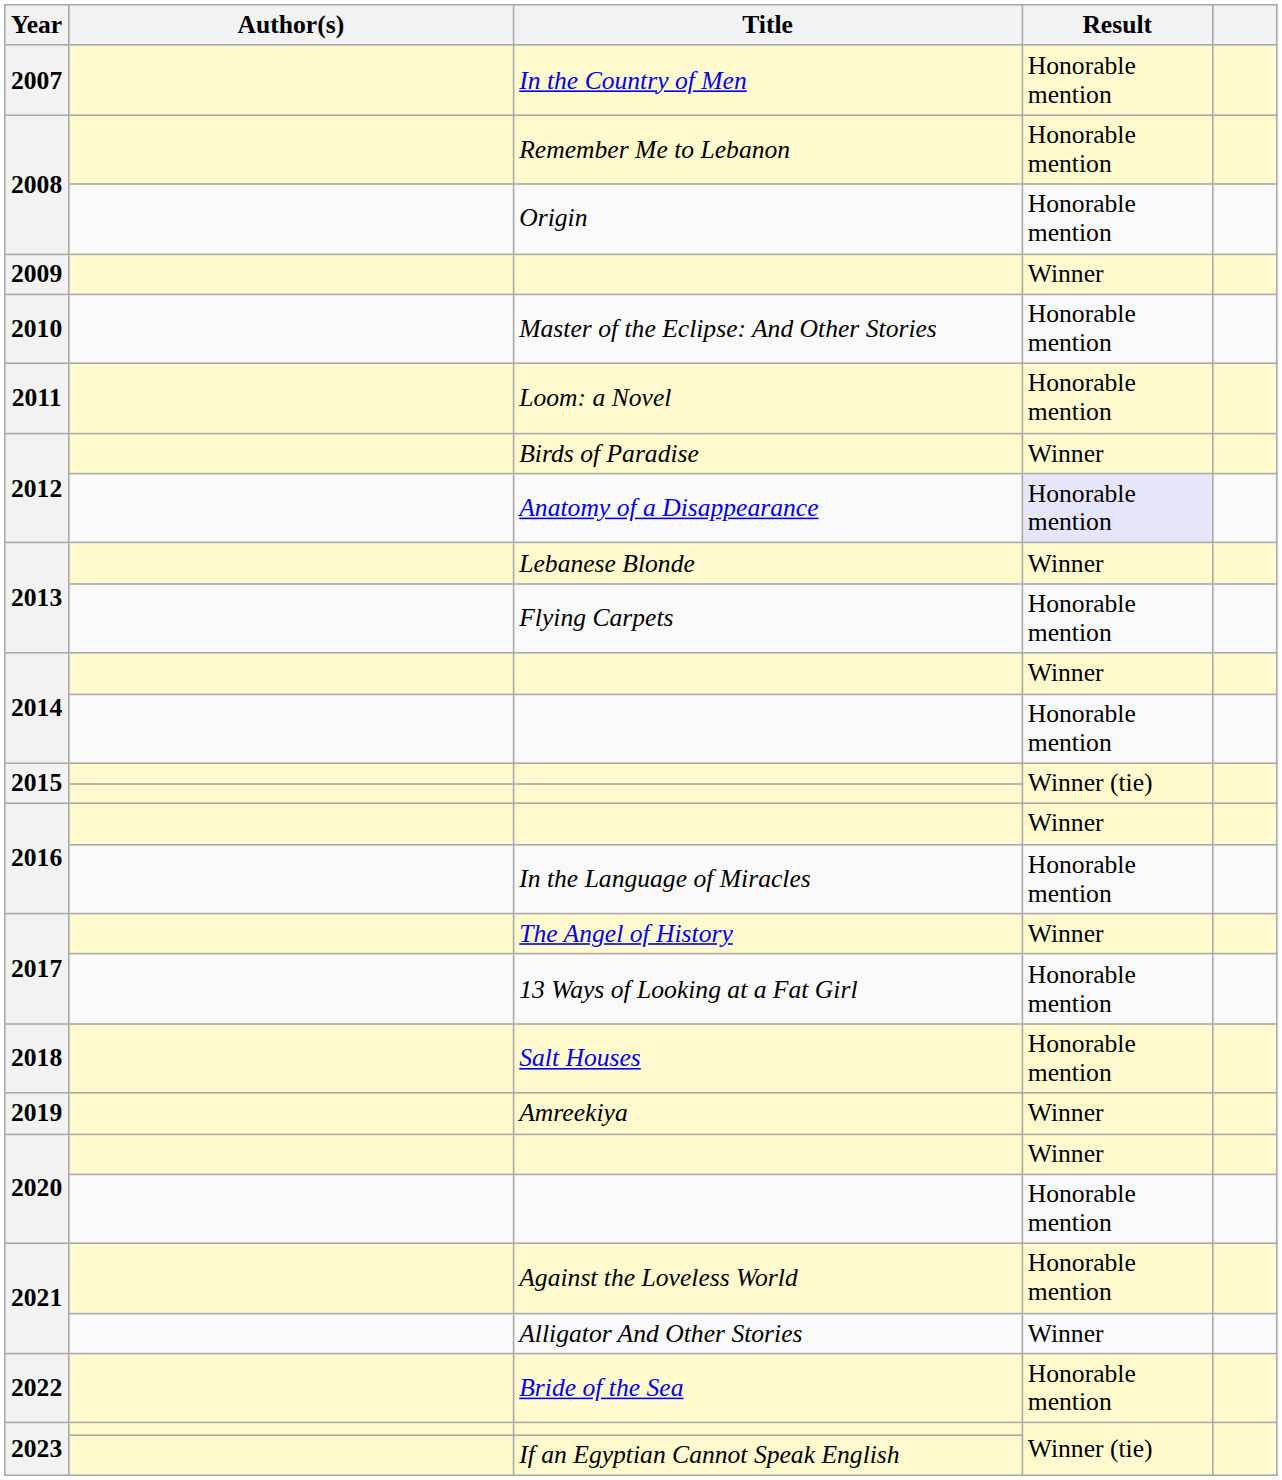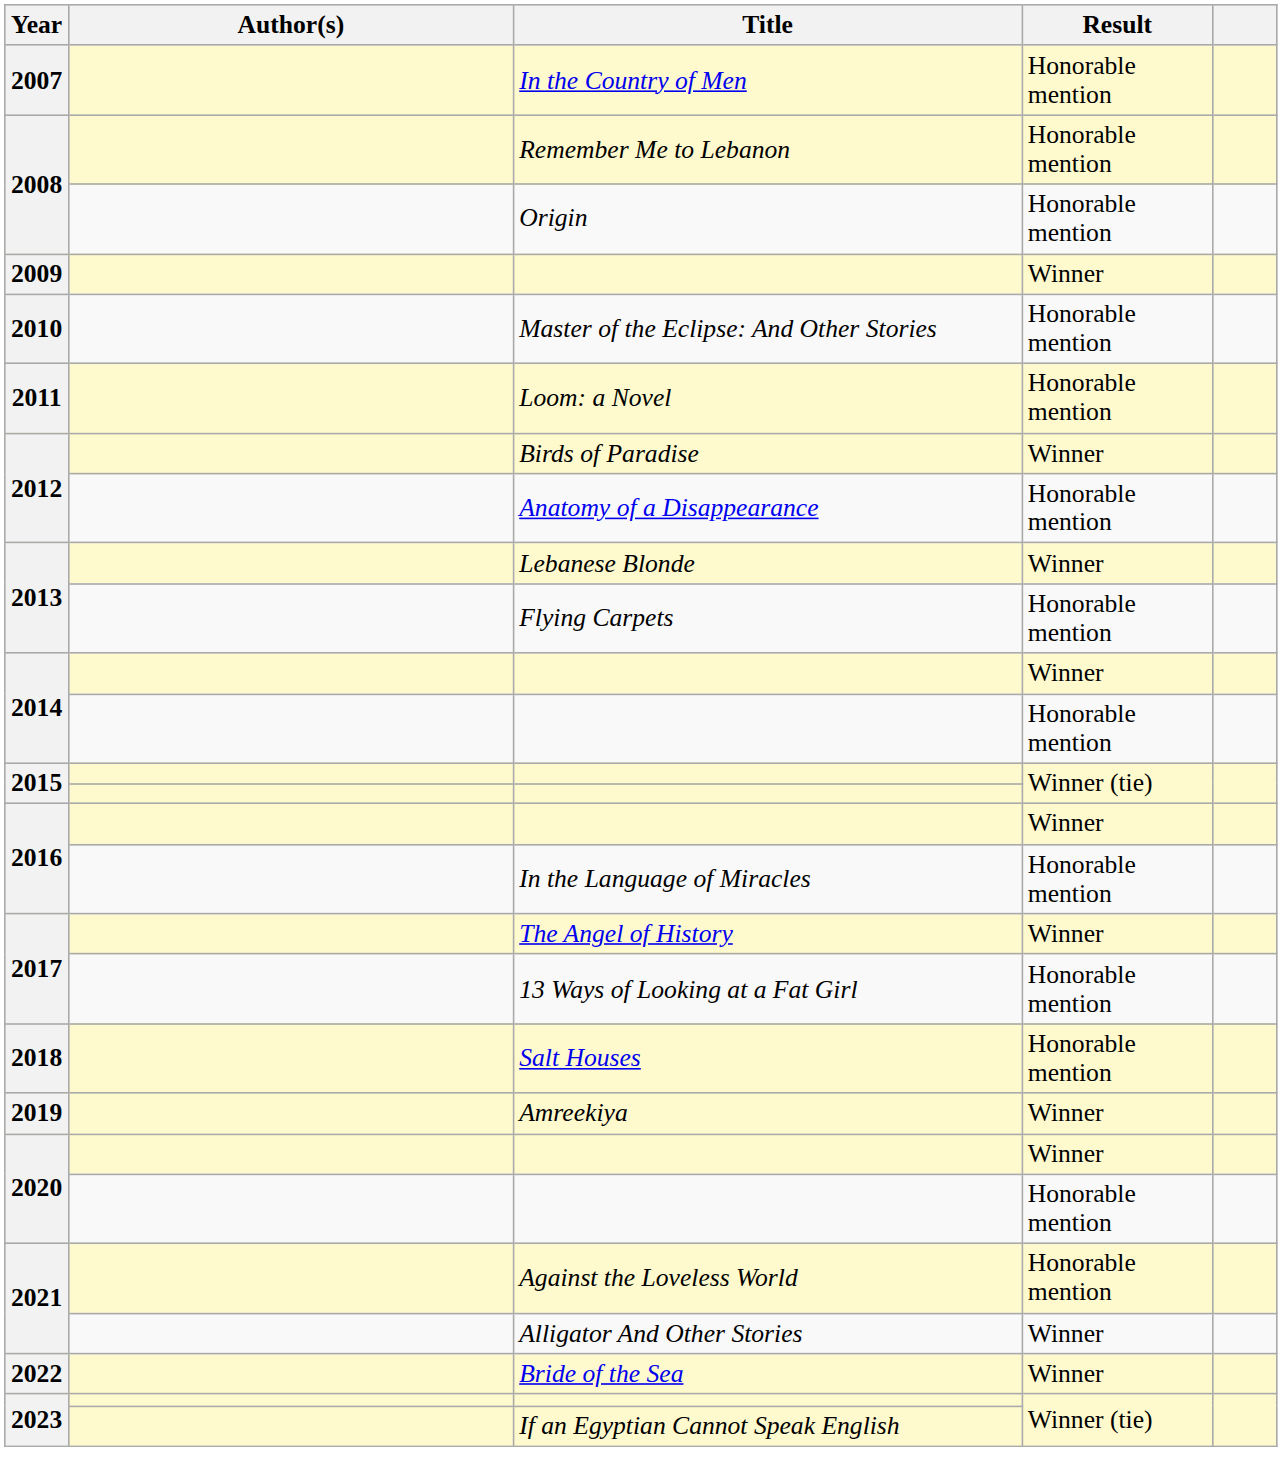(1082, 508) lavender background -> (1082, 508) no background
(1082, 1388) Honorable mention -> (1066, 1373) Winner
